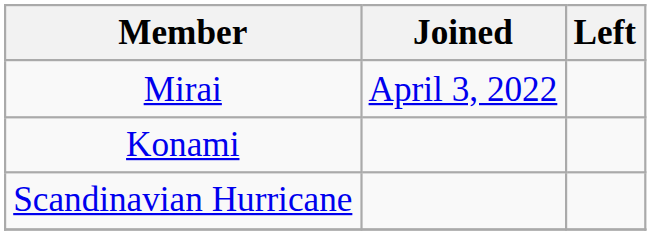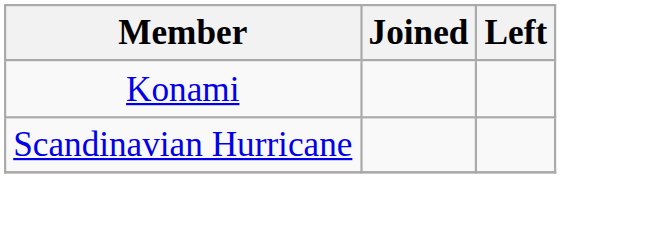- row: (183, 88)
